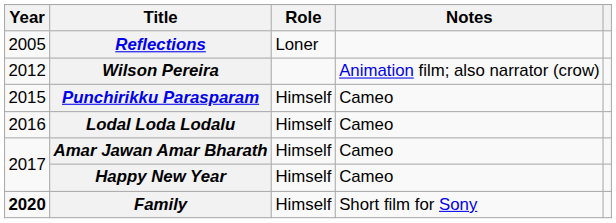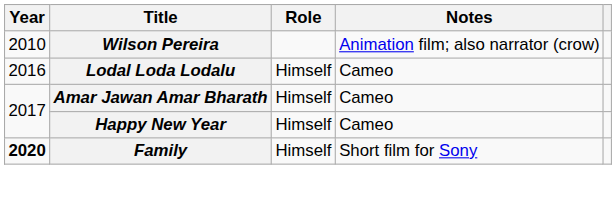- row: (161, 44)
(27, 71) 2012 -> (27, 44) 2010
- row: (161, 97)
